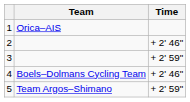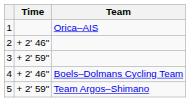columns swapped: (81, 12) <-> (167, 12)
